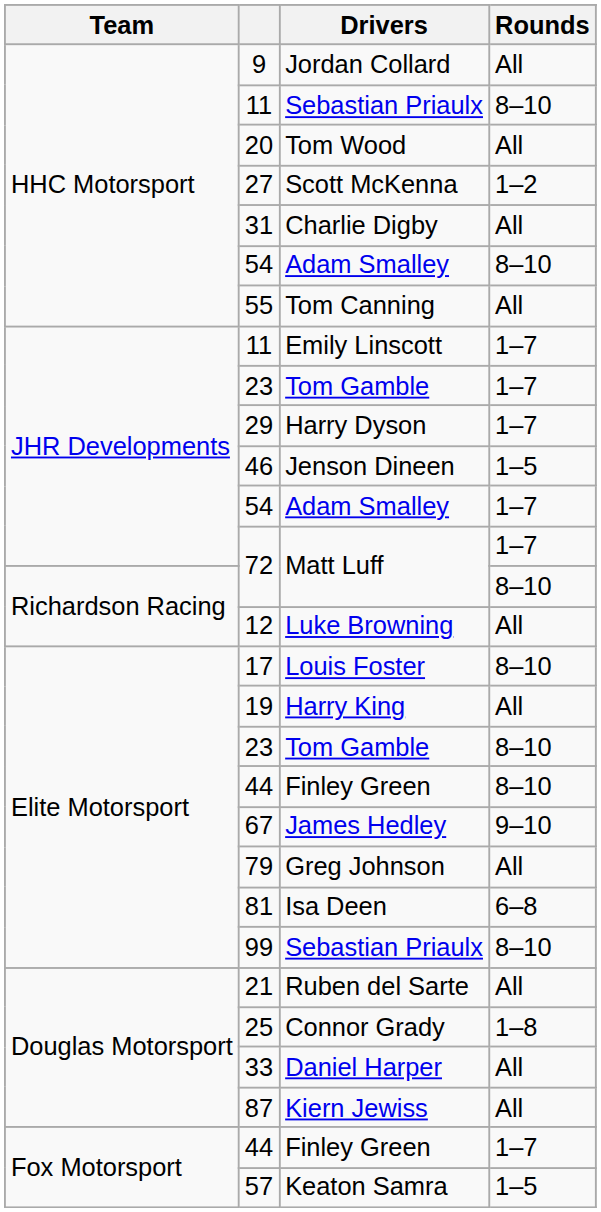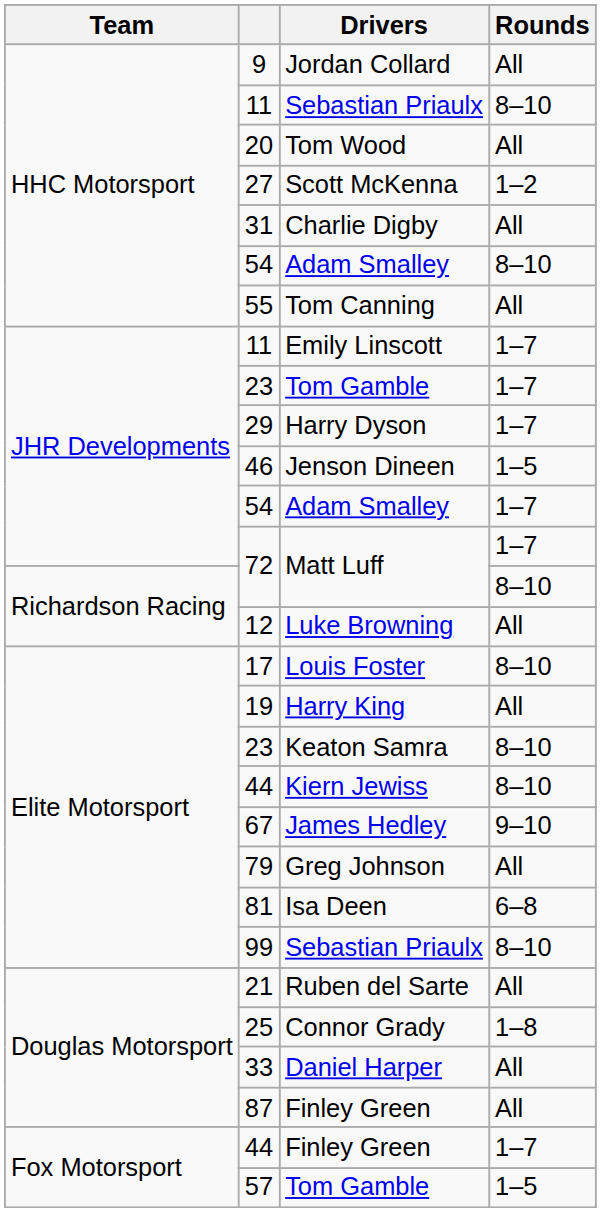(357, 746) Tom Gamble -> (366, 746) Keaton Samra
(358, 786) Finley Green -> (356, 786) Kiern Jewiss
(356, 1107) Kiern Jewiss -> (358, 1107) Finley Green
(366, 1187) Keaton Samra -> (357, 1187) Tom Gamble
